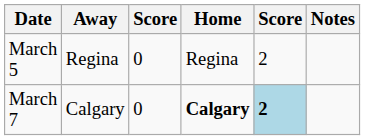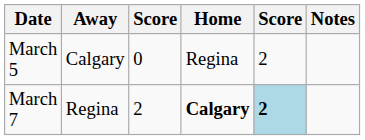(92, 59) Regina -> (95, 59) Calgary
(95, 109) Calgary -> (92, 109) Regina
(138, 109) 0 -> (138, 109) 2
